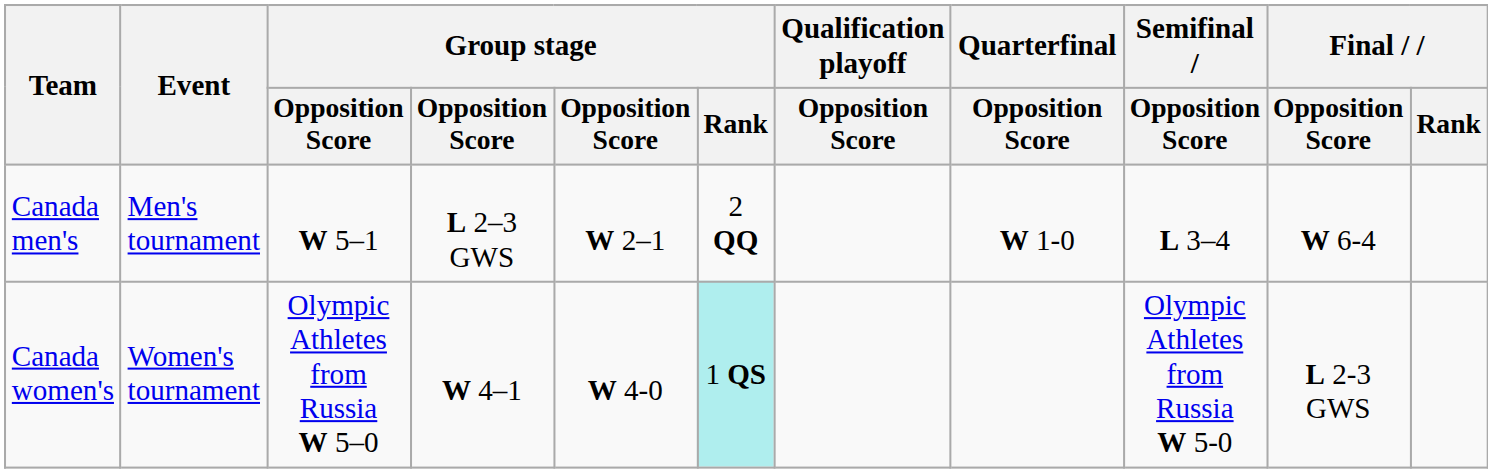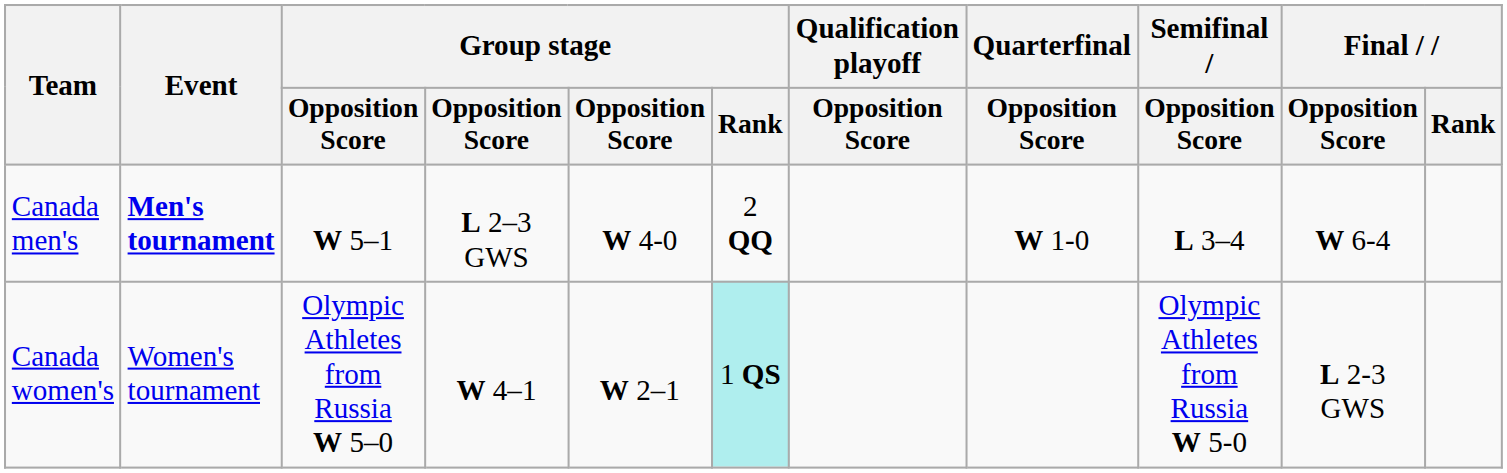(194, 223) normal -> (201, 223) bold
(625, 240) W 2–1 -> (640, 240) W 4-0
(625, 391) W 4-0 -> (640, 391) W 2–1
